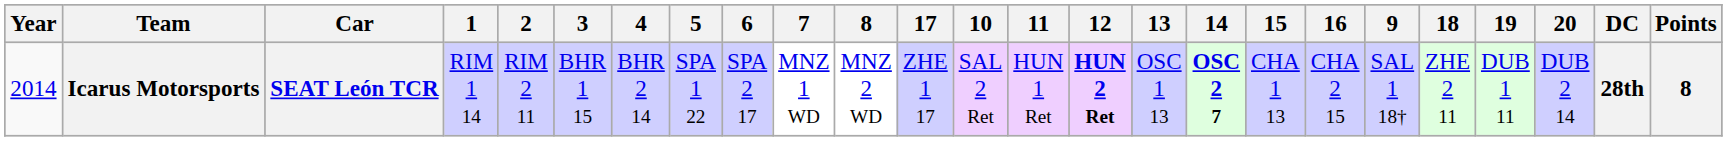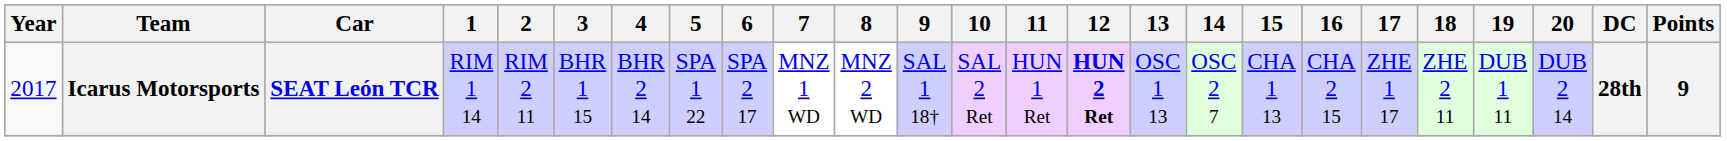columns swapped: (1392, 23) <-> (925, 23)
(33, 88) 2014 -> (33, 88) 2017
(1216, 88) bold -> (1214, 87) normal
(1686, 88) 8 -> (1683, 88) 9
